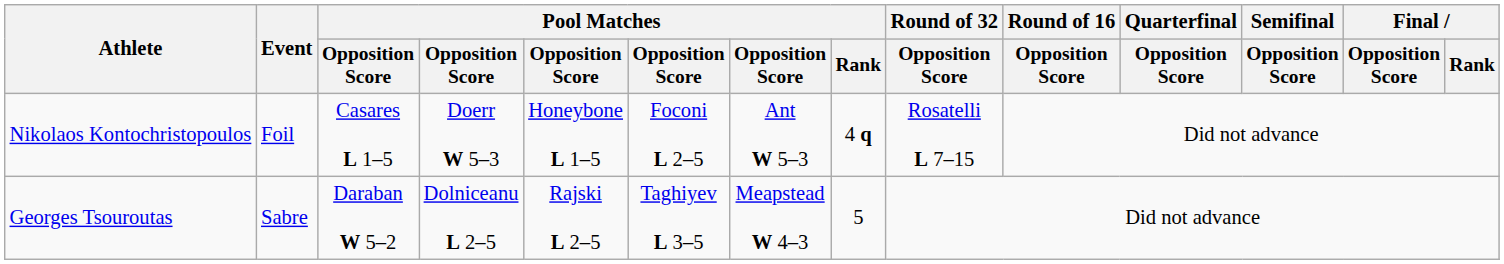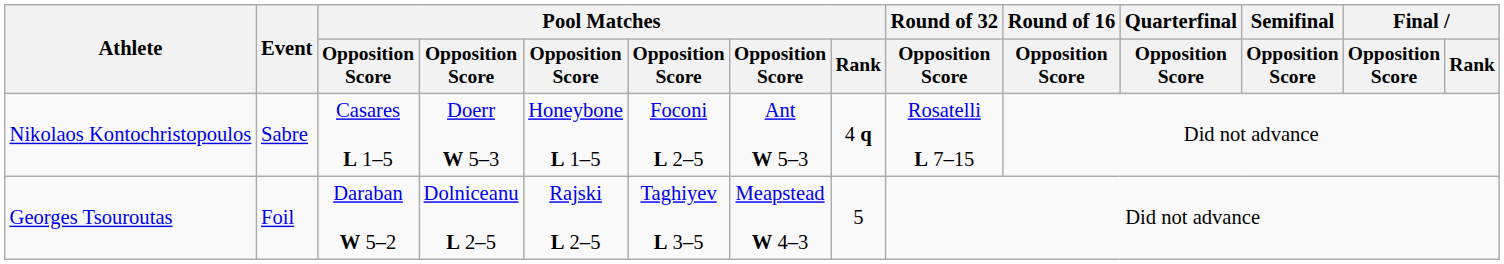(278, 135) Foil -> (284, 135) Sabre
(284, 217) Sabre -> (278, 217) Foil
